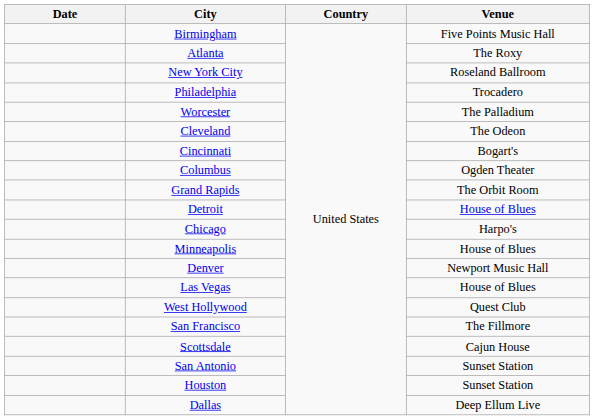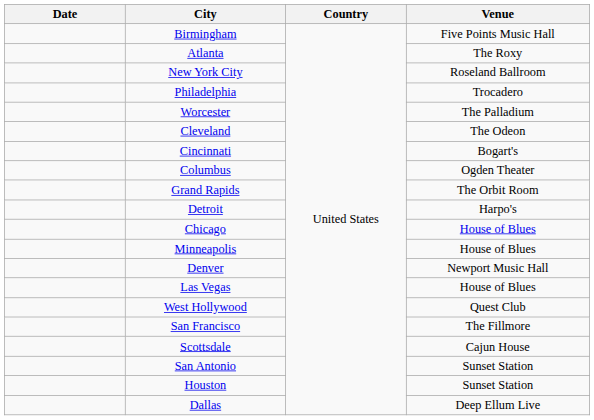(498, 209) House of Blues -> (498, 209) Harpo's
(498, 229) Harpo's -> (498, 229) House of Blues
